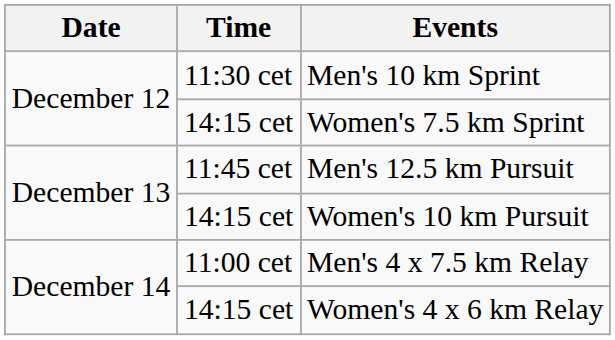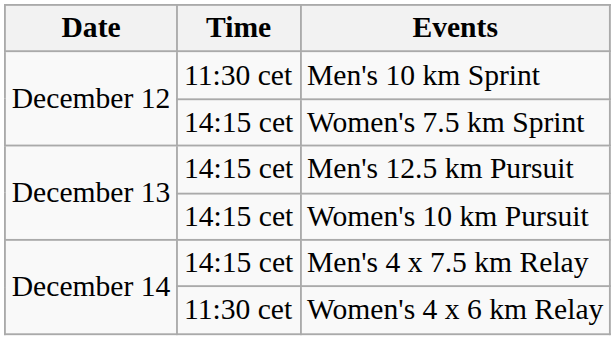(238, 168) 11:45 cet -> (239, 168) 14:15 cet
(238, 262) 11:00 cet -> (239, 262) 14:15 cet
(239, 309) 14:15 cet -> (238, 309) 11:30 cet
